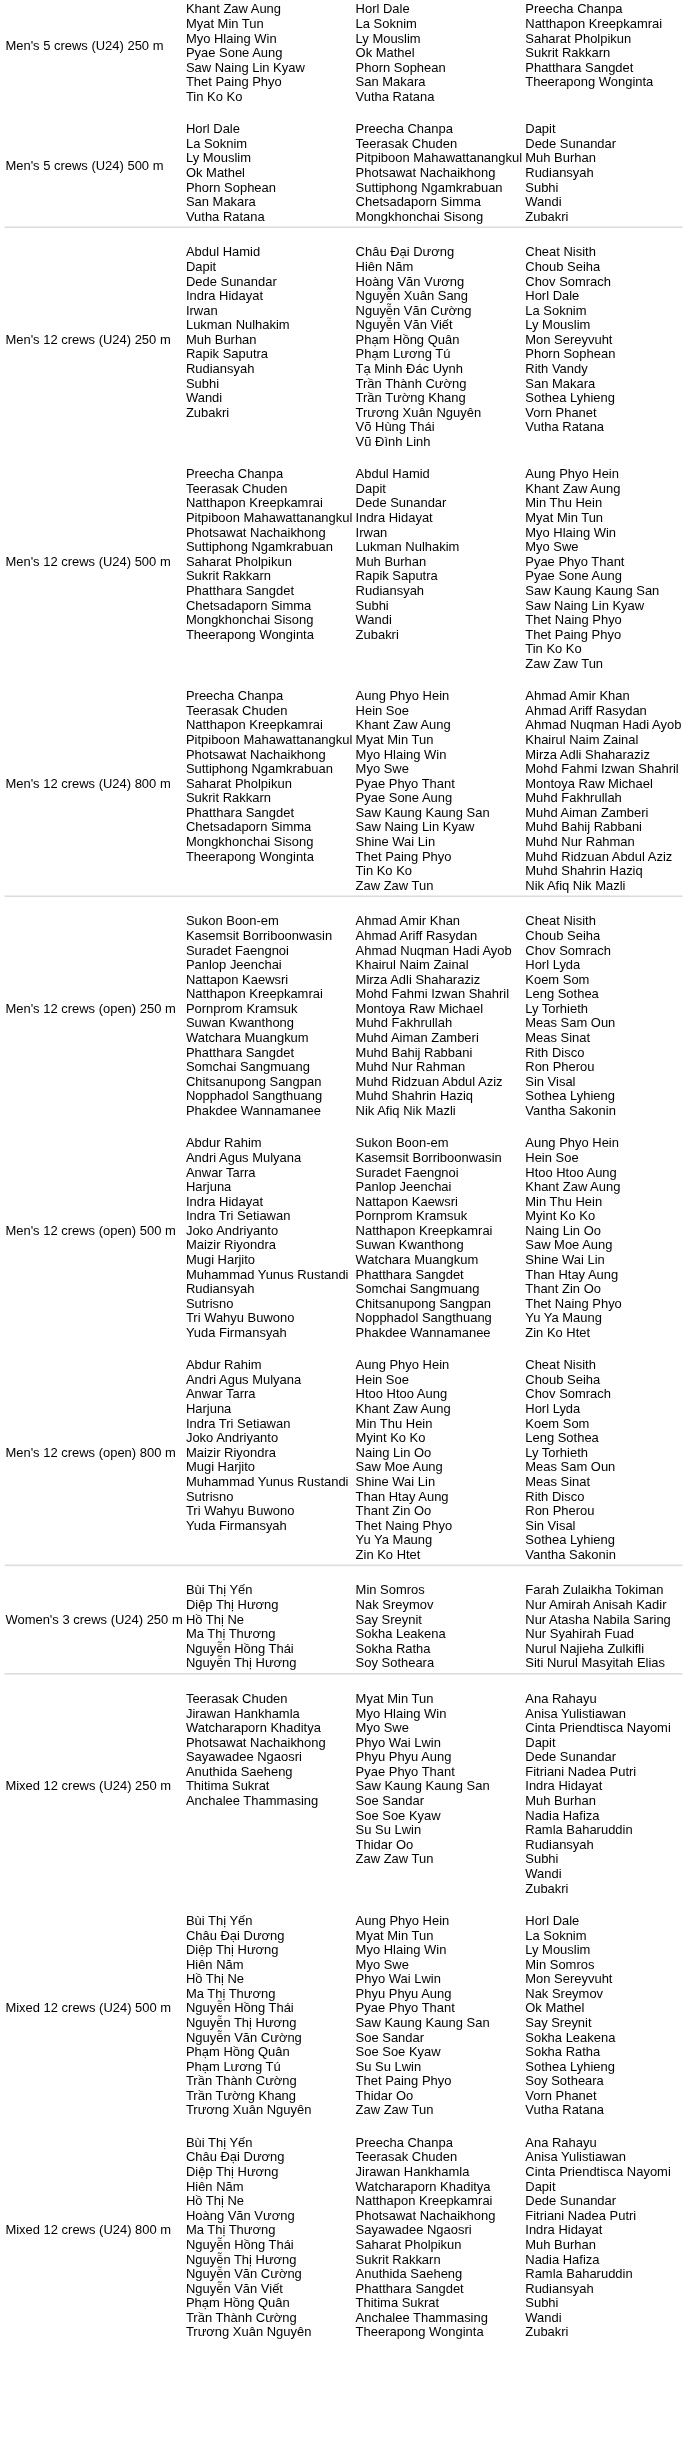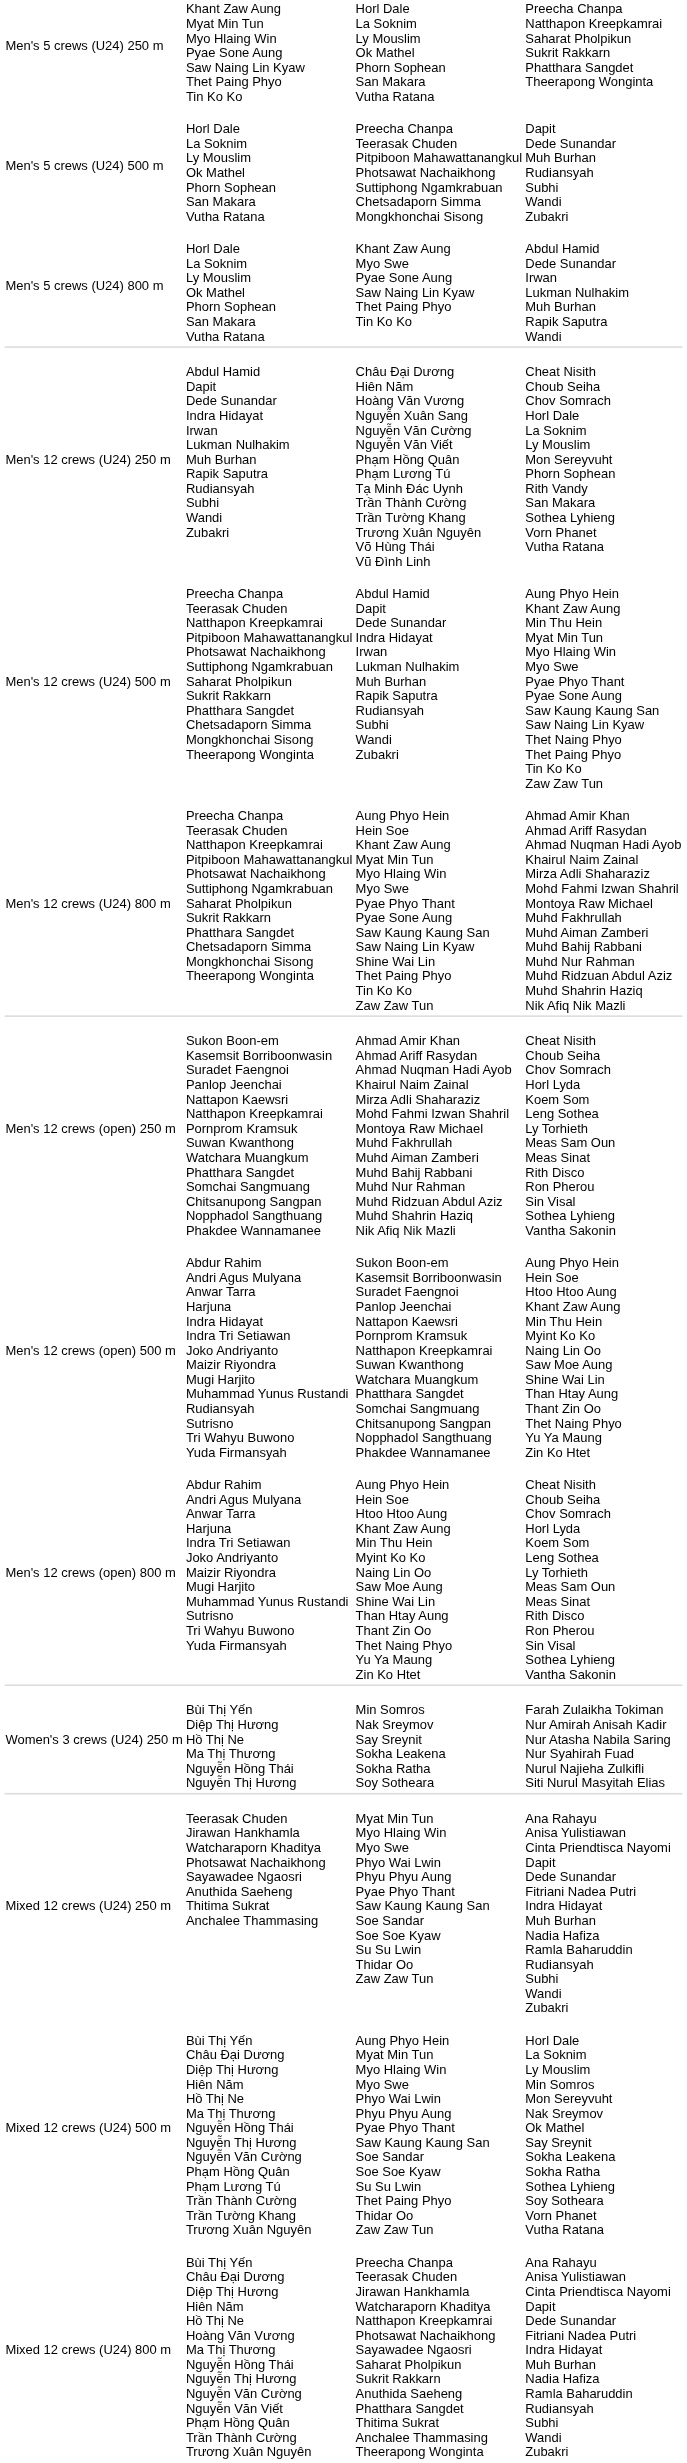+ row: (84, 285)
